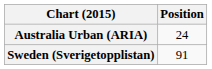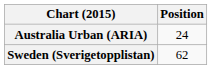(182, 54) 91 -> (182, 54) 62
